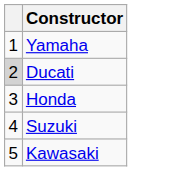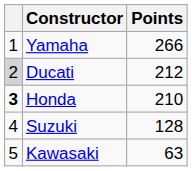+ column: (157, 18)
(13, 99) normal -> (13, 99) bold
